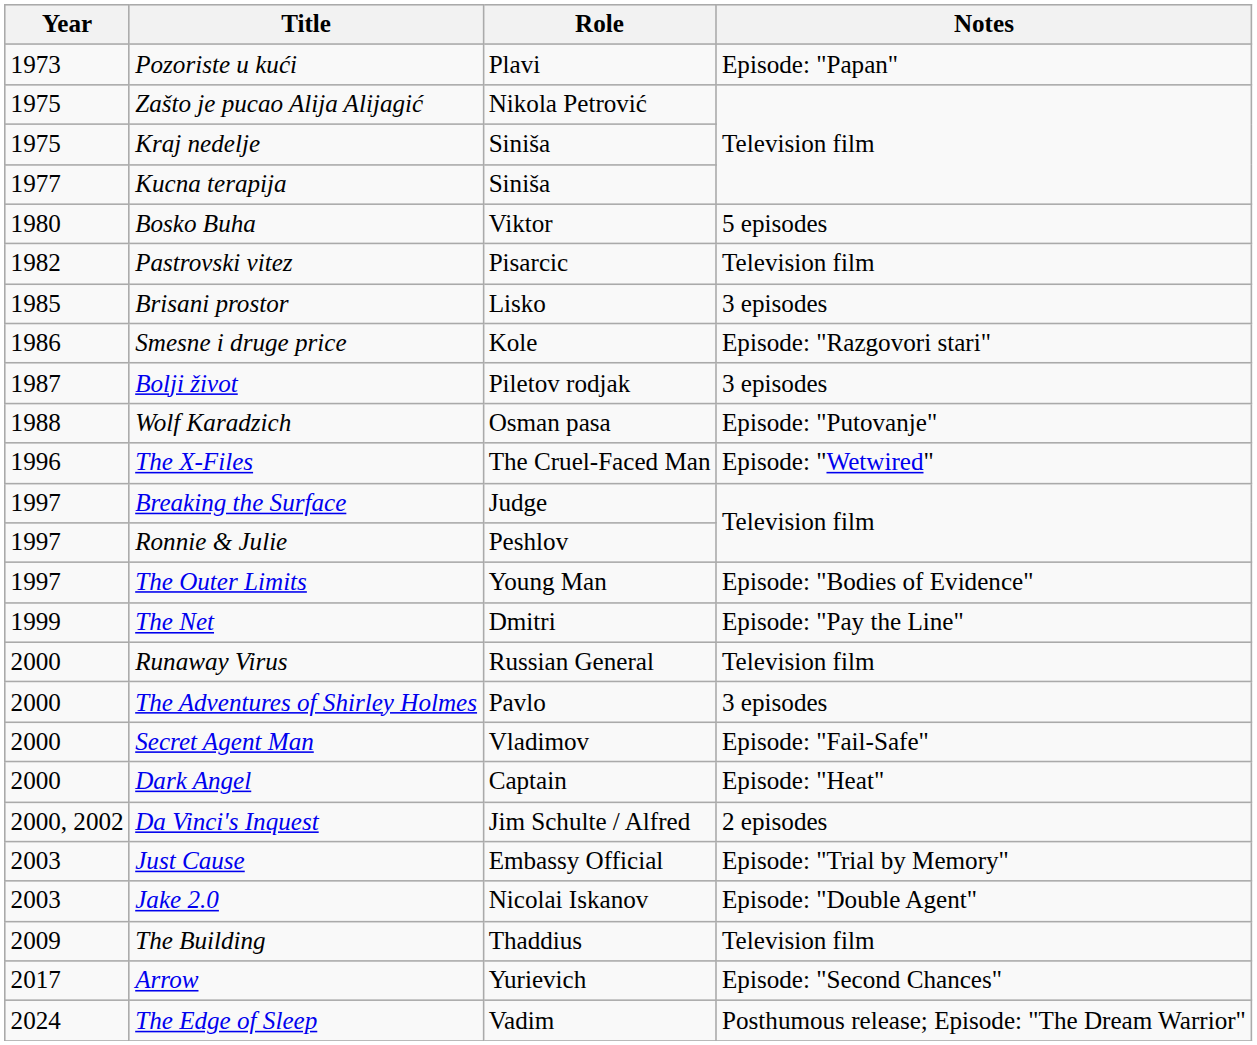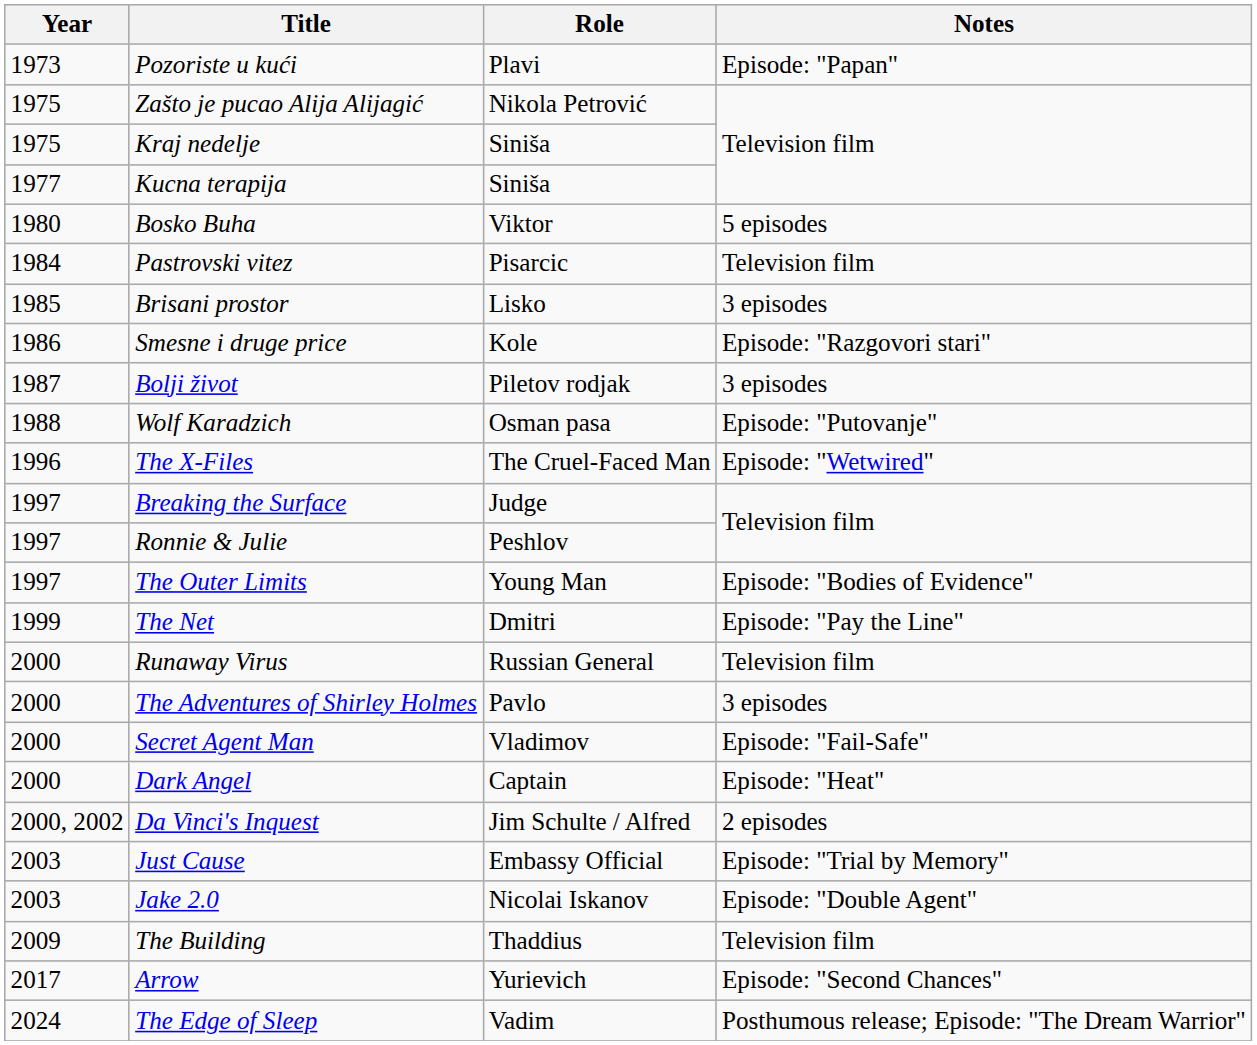(36, 263) 1982 -> (36, 263) 1984
